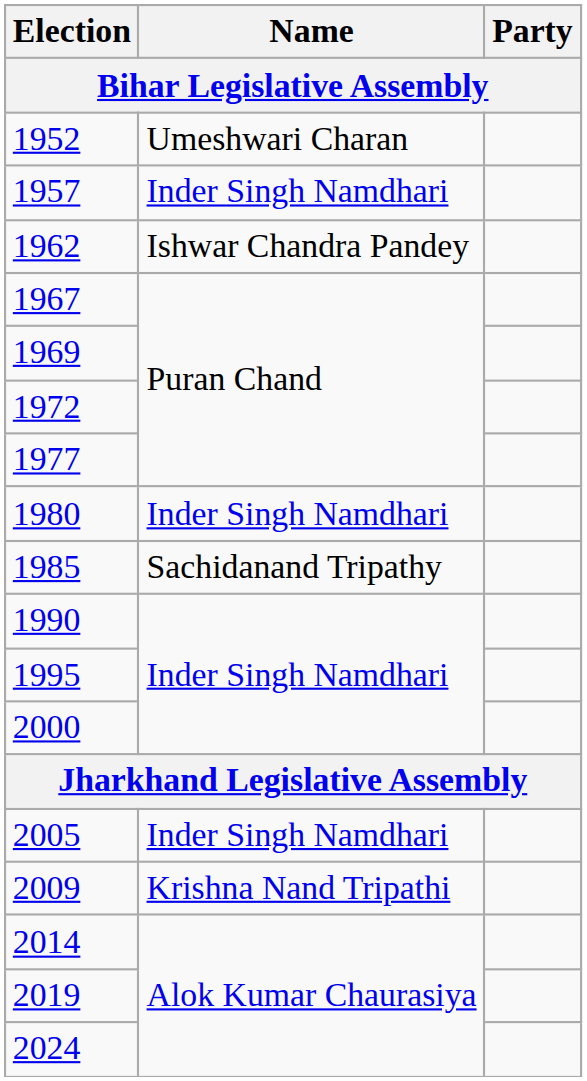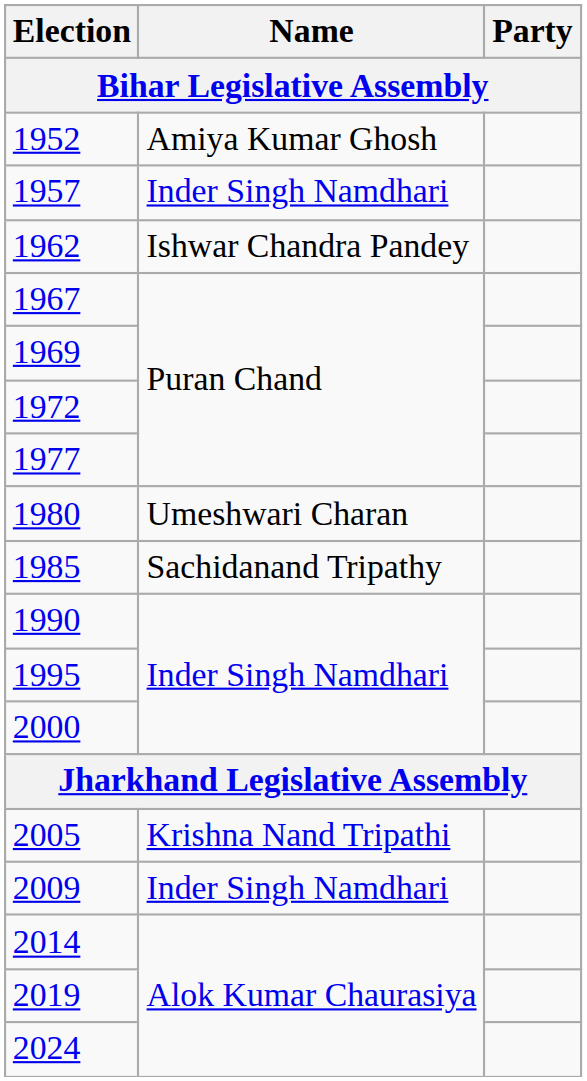(277, 138) Umeshwari Charan -> (292, 138) Amiya Kumar Ghosh
(298, 513) Inder Singh Namdhari -> (277, 513) Umeshwari Charan
(298, 834) Inder Singh Namdhari -> (298, 834) Krishna Nand Tripathi
(298, 887) Krishna Nand Tripathi -> (298, 887) Inder Singh Namdhari
